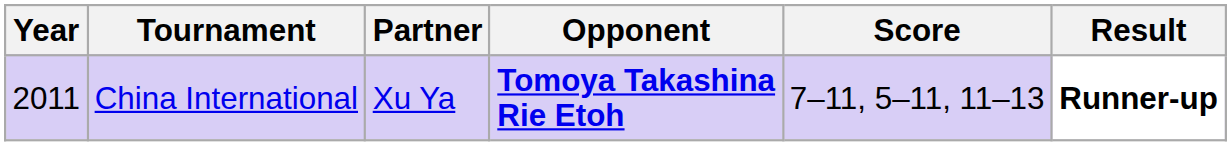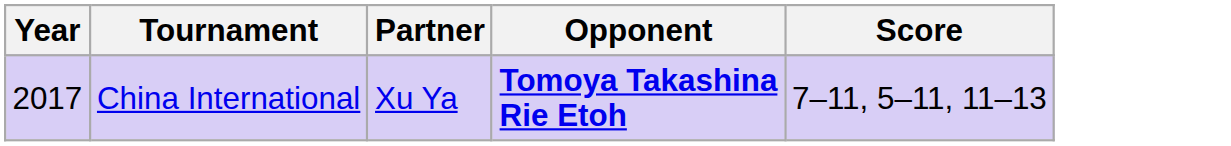- column: (1139, 30)
(46, 97) 2011 -> (47, 97) 2017
